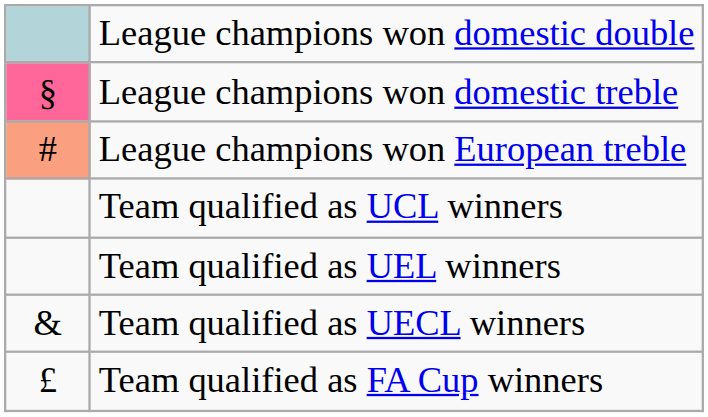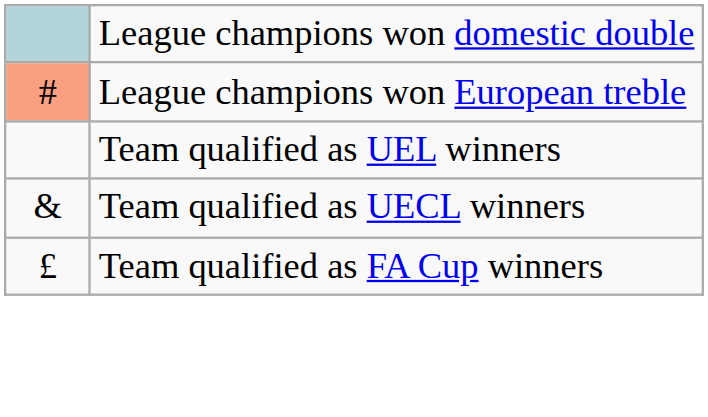- row: (388, 91)
- row: (331, 206)
